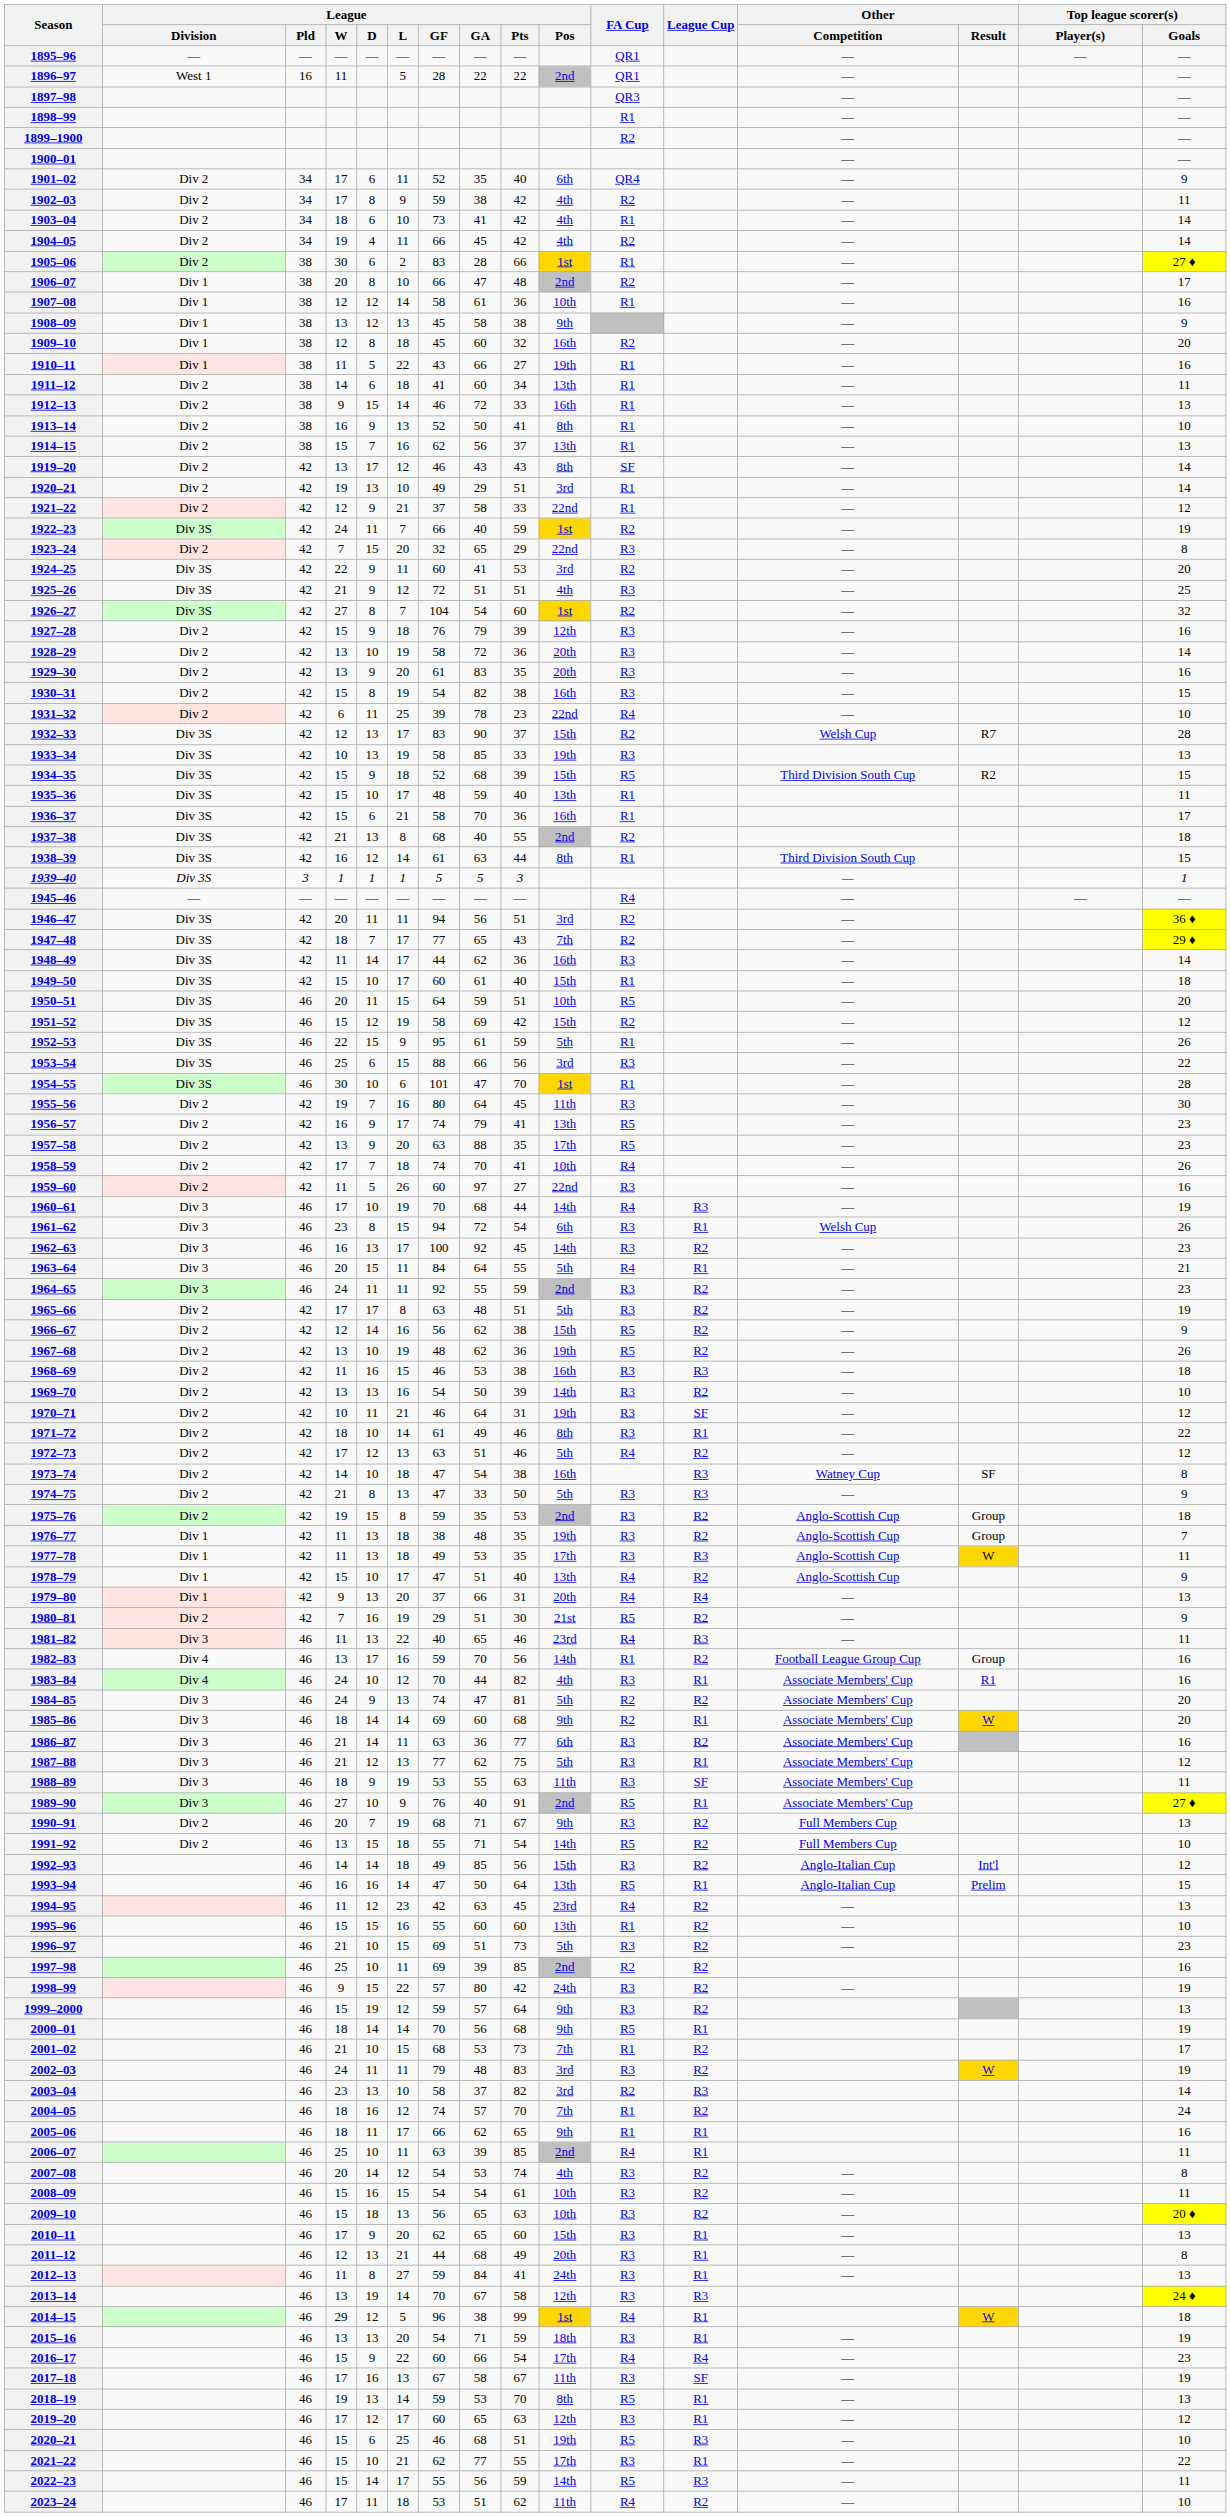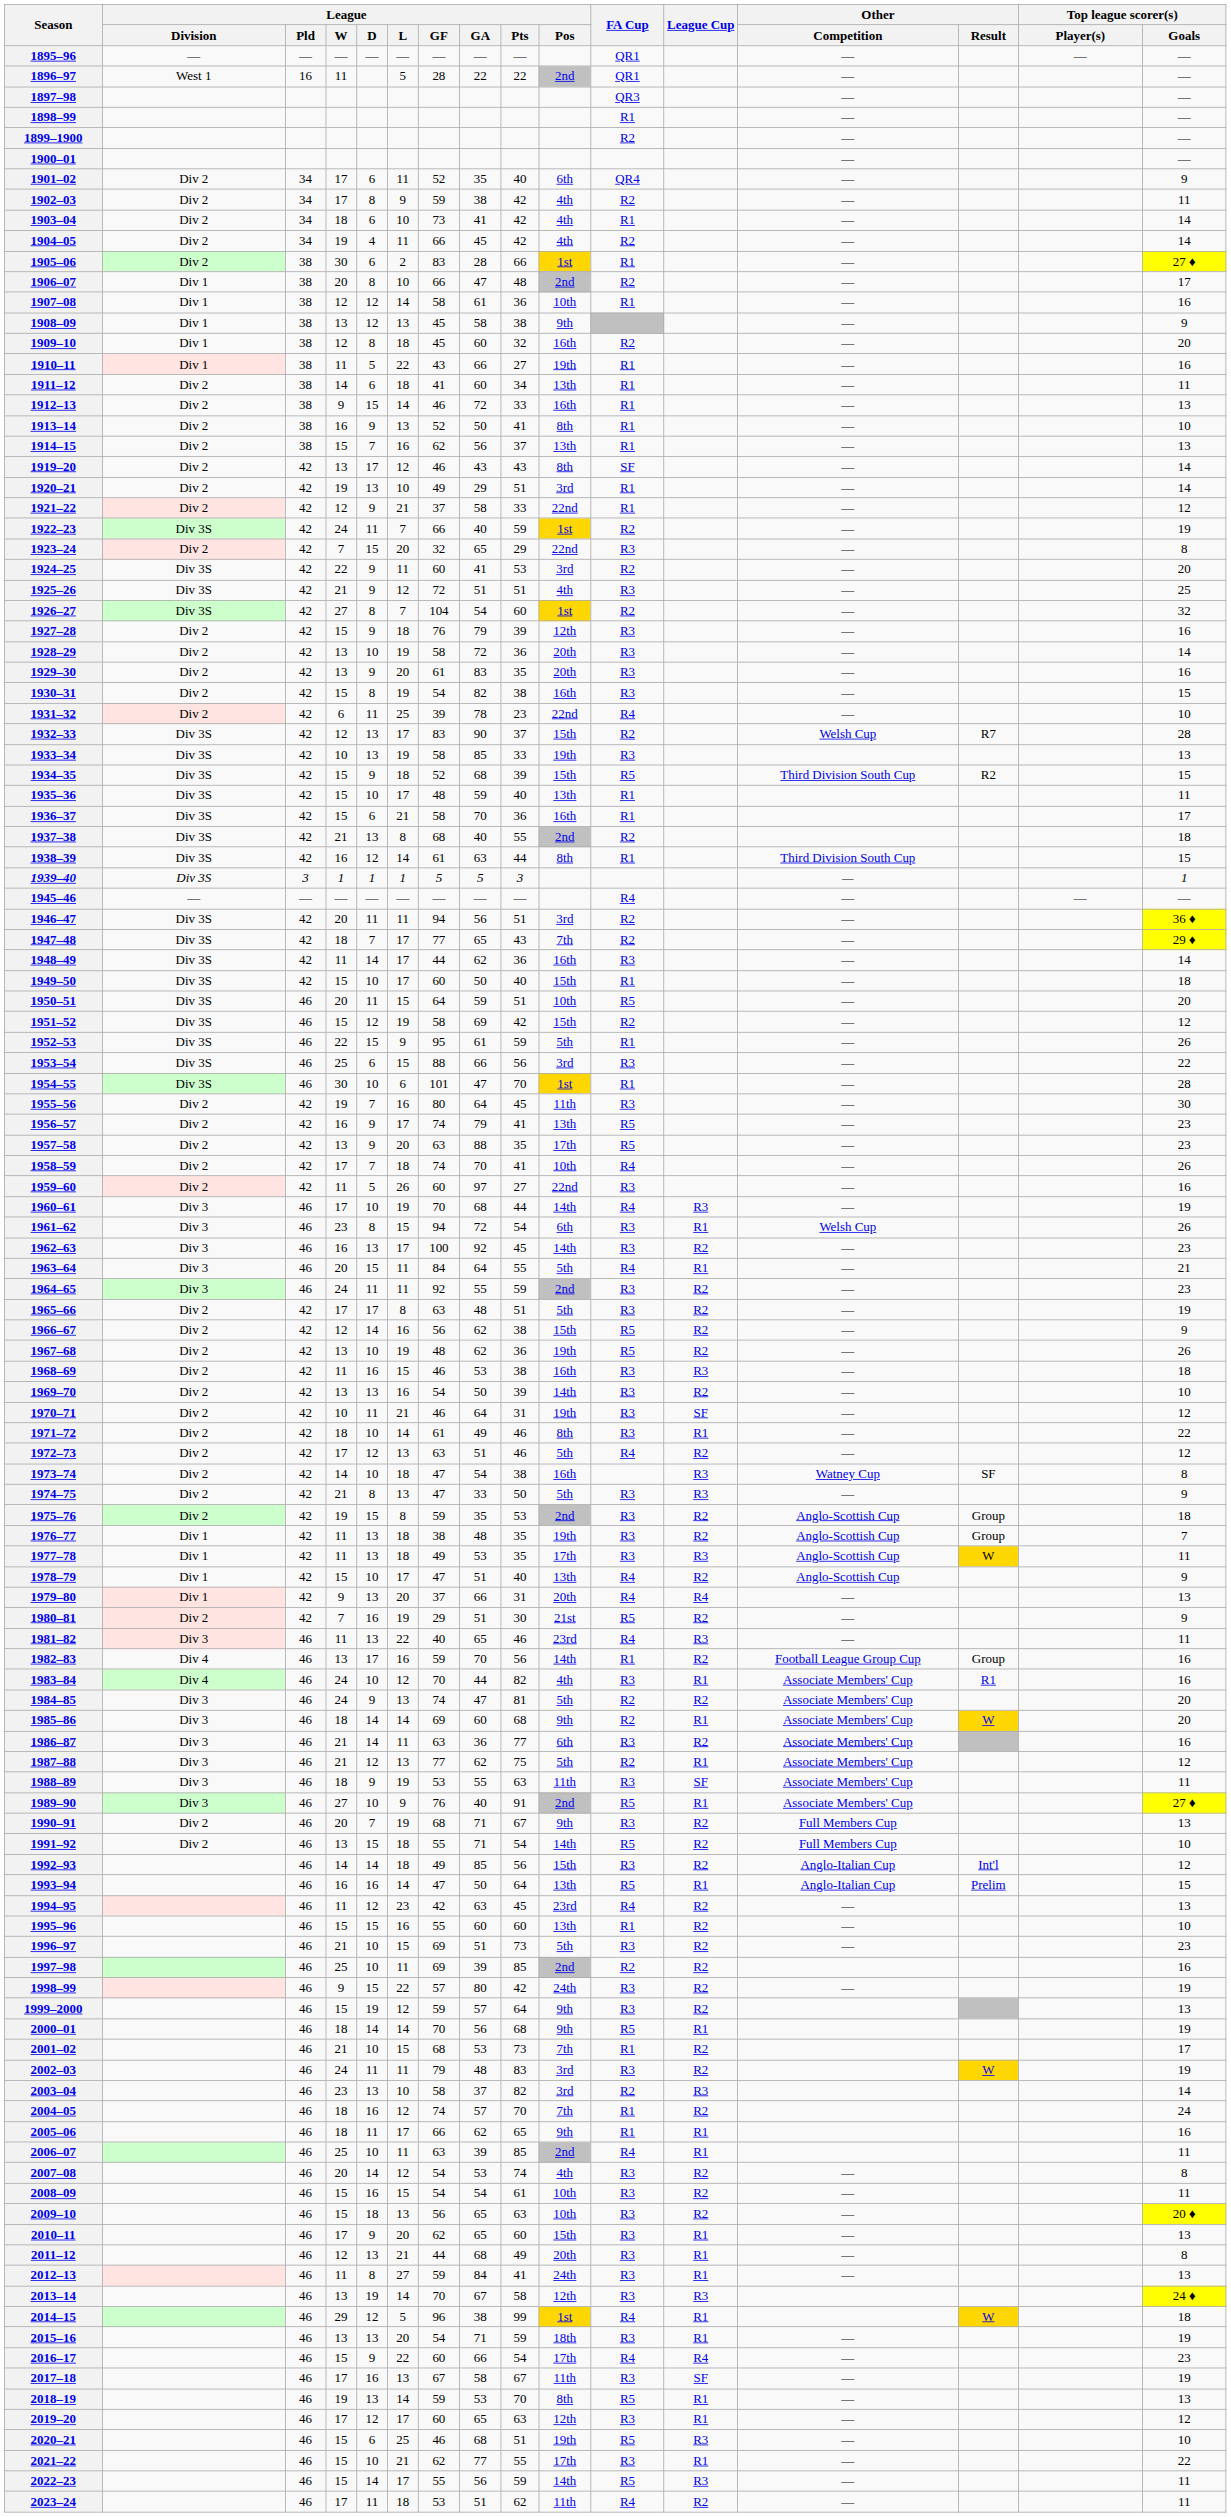(480, 980) 61 -> (480, 980) 50
(627, 1761) R3 -> (627, 1761) R2
(1184, 2501) 10 -> (1184, 2501) 11
